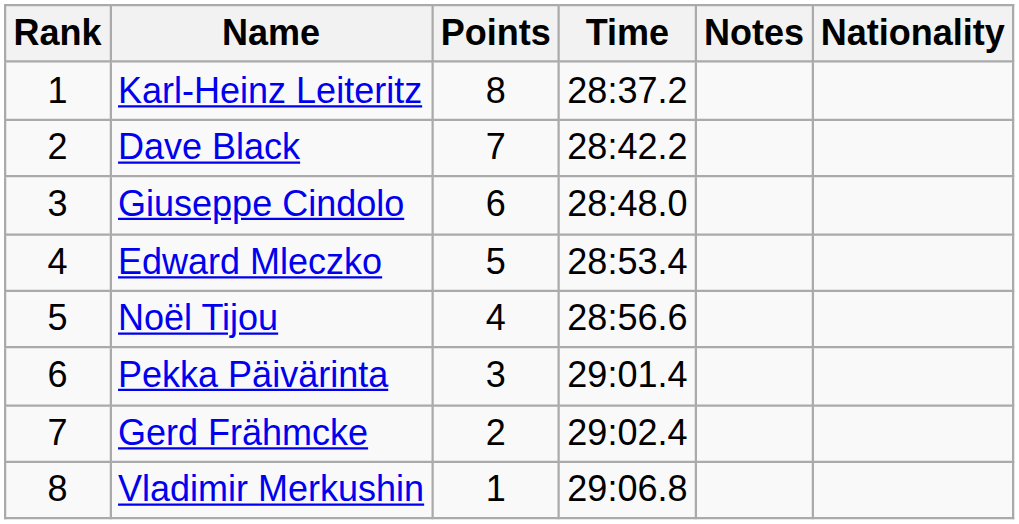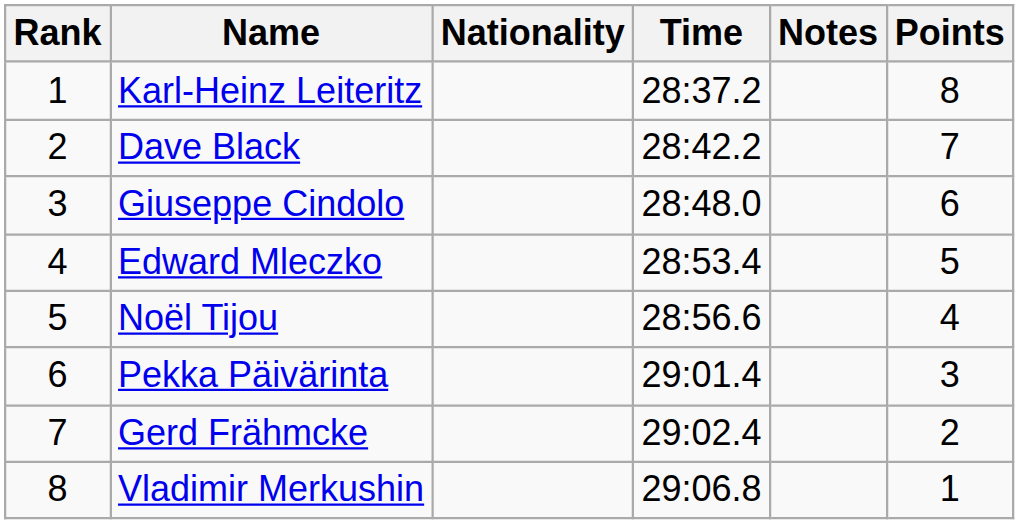columns swapped: (913, 33) <-> (496, 33)
